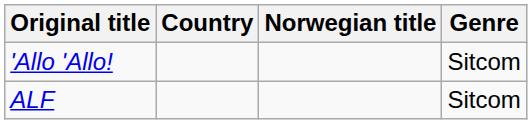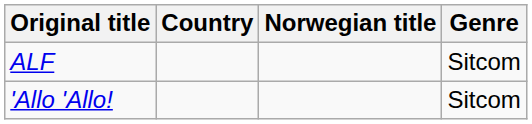rows swapped: (32, 99) <-> (62, 61)
